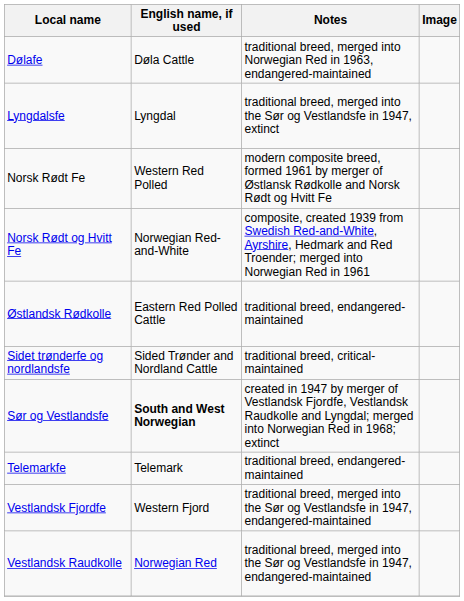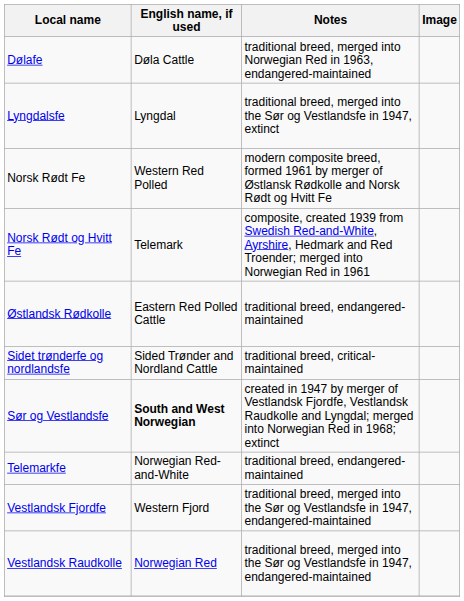(177, 244) Norwegian Red-and-White -> (158, 244) Telemark
(158, 468) Telemark -> (177, 468) Norwegian Red-and-White
